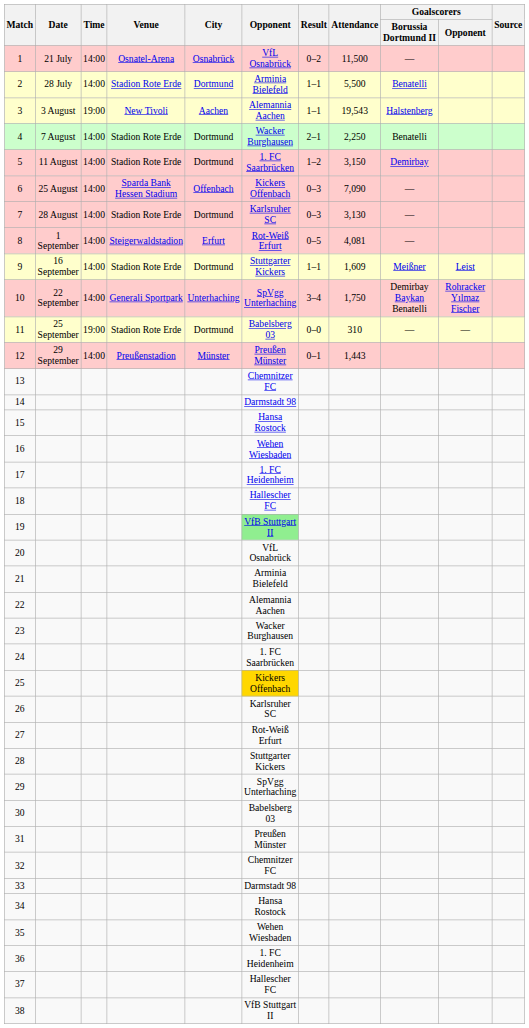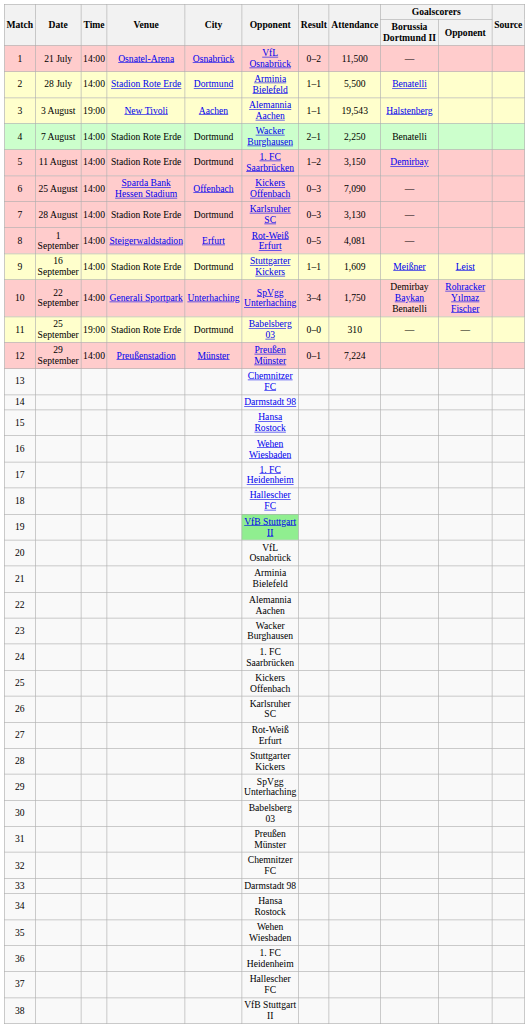(355, 355) 1,443 -> (355, 355) 7,224
(270, 683) gold background -> (270, 683) no background
